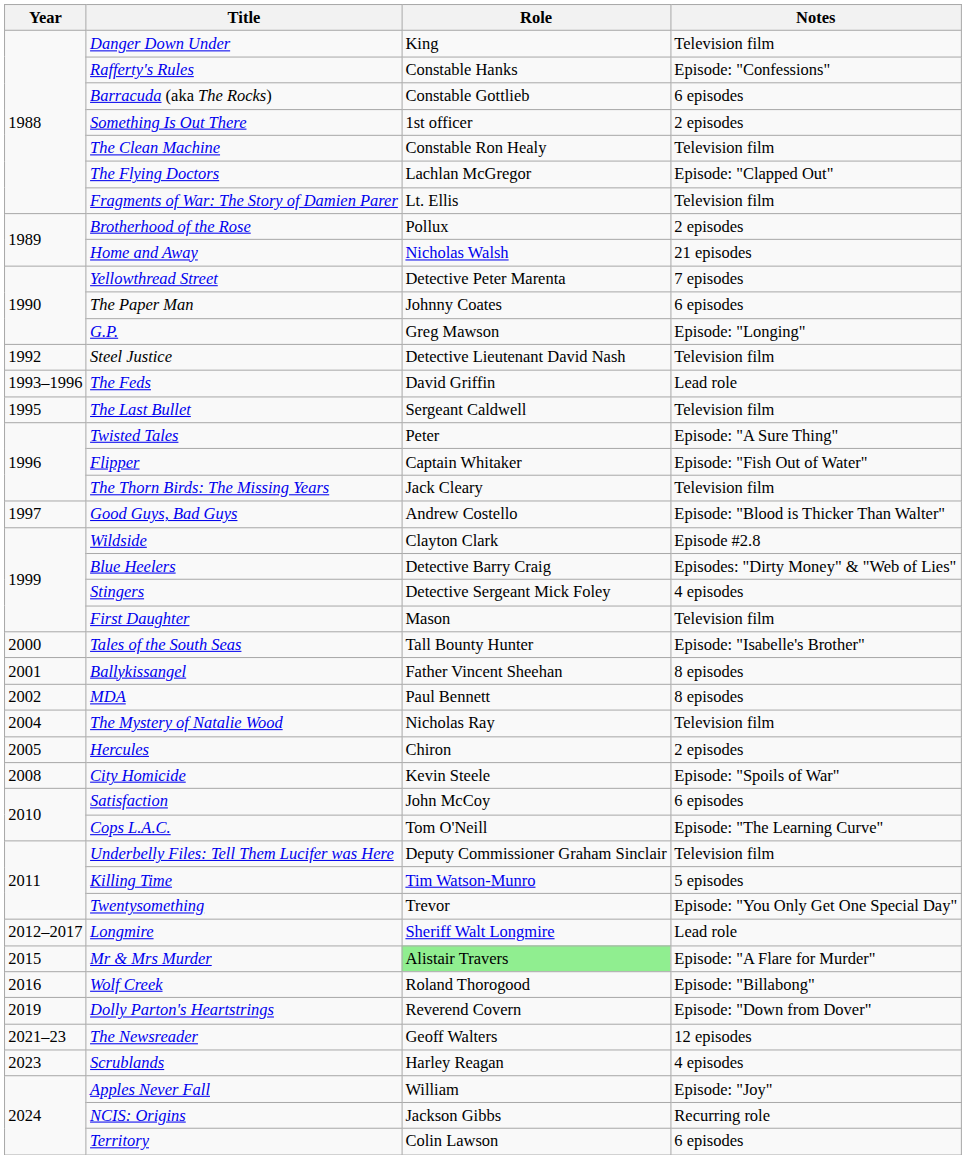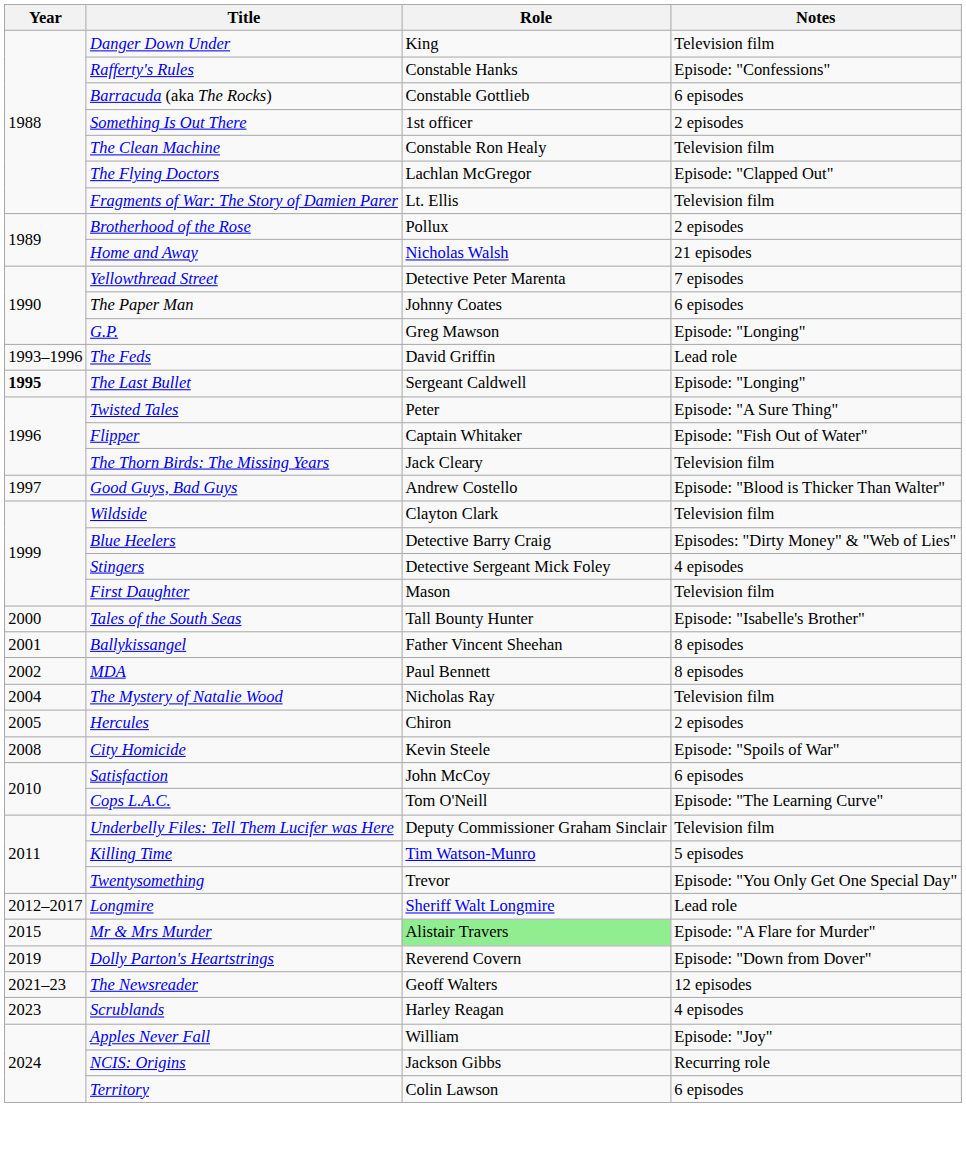- row: (131, 357)
(25, 409) normal -> (25, 383) bold
(724, 409) Television film -> (740, 383) Episode: "Longing"
(717, 540) Episode #2.8 -> (724, 514) Television film
- row: (126, 984)
